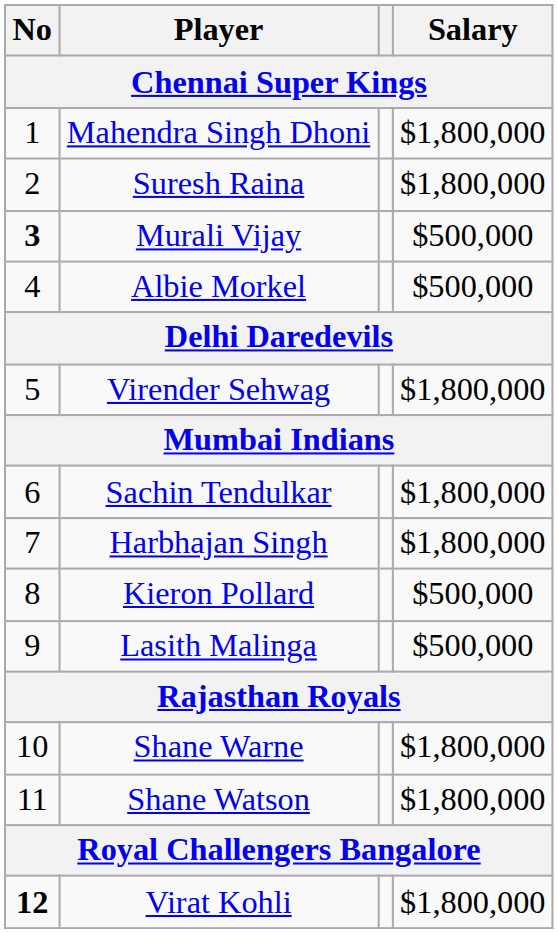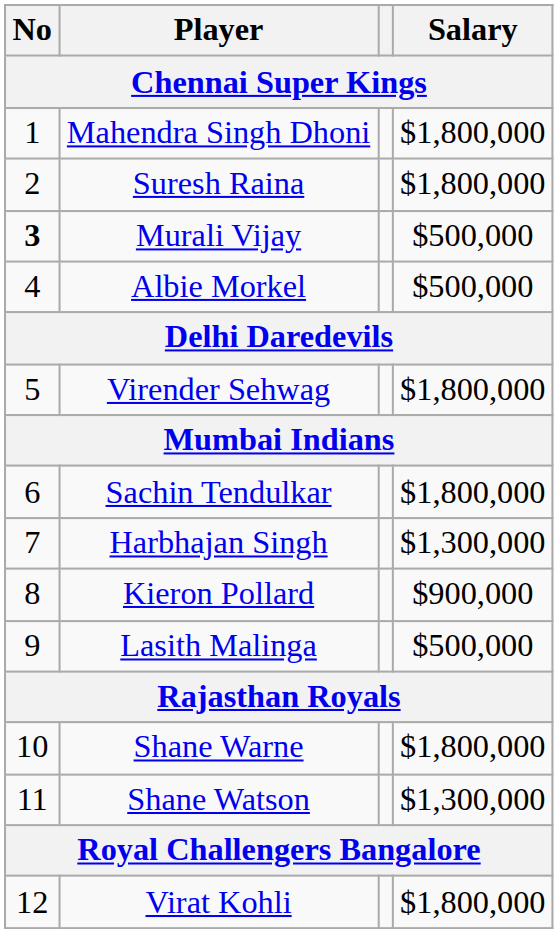(473, 542) $1,800,000 -> (473, 542) $1,300,000
(473, 593) $500,000 -> (473, 593) $900,000
(473, 798) $1,800,000 -> (473, 798) $1,300,000
(32, 901) bold -> (32, 901) normal
